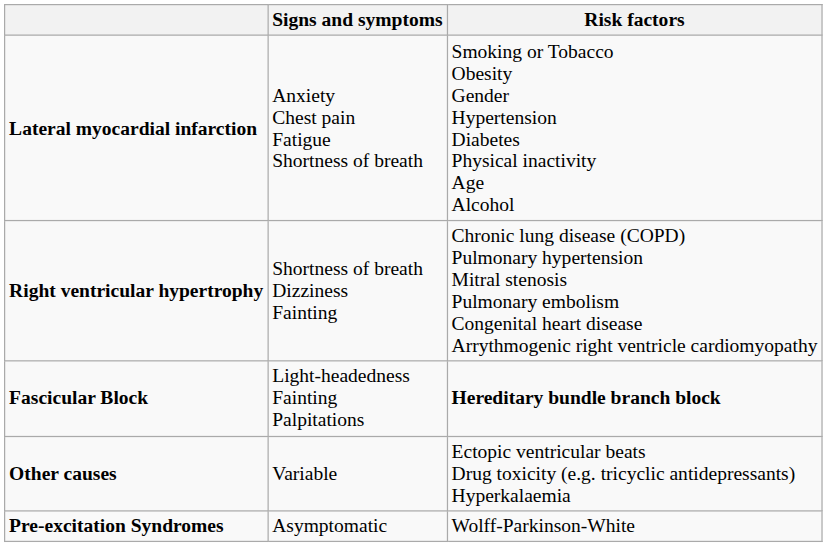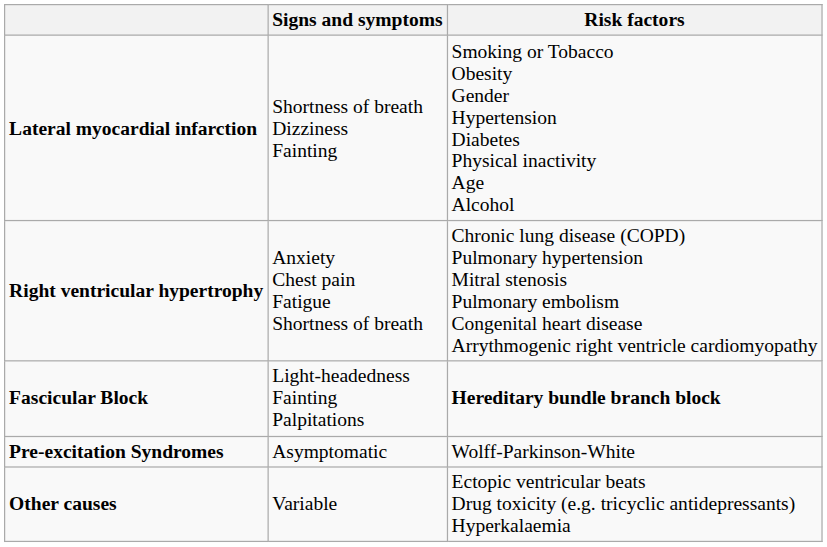(348, 127) Anxiety Chest pain Fatigue Shortness of breath -> (348, 127) Shortness of breath Dizziness Fainting
(348, 290) Shortness of breath Dizziness Fainting -> (348, 290) Anxiety Chest pain Fatigue Shortness of breath
rows swapped: (116, 526) <-> (63, 473)
